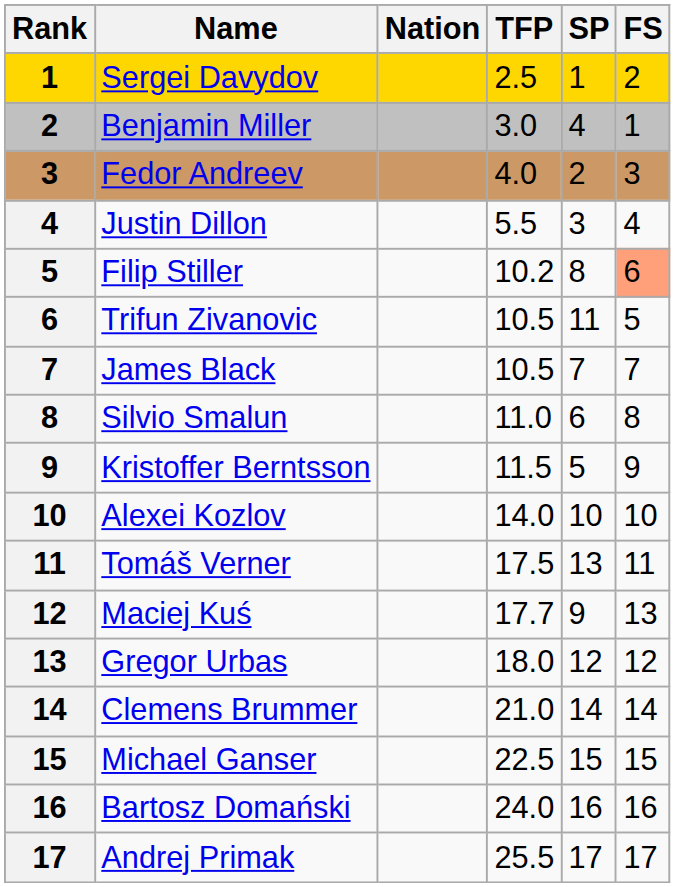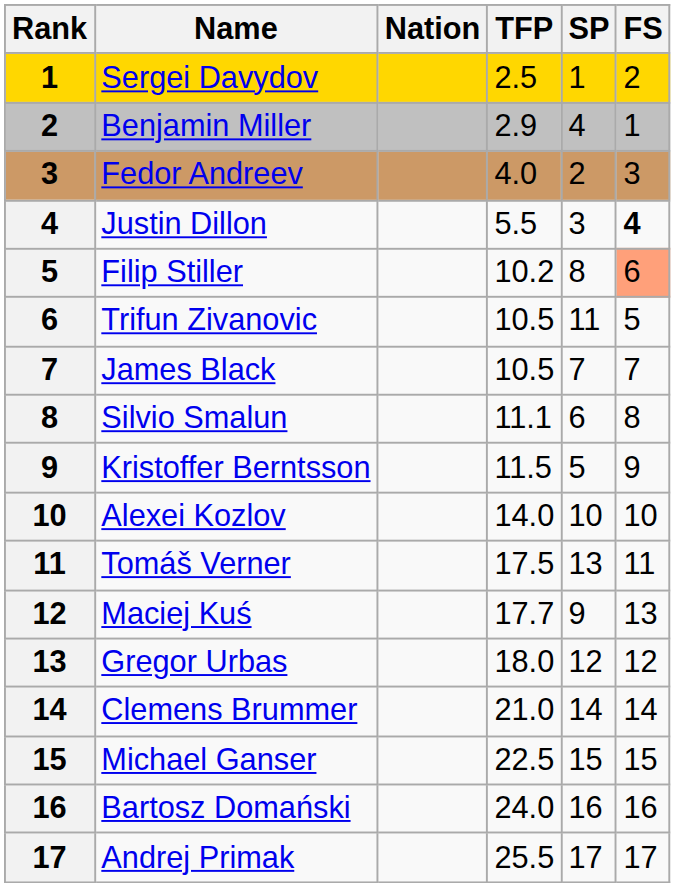(516, 126) 3.0 -> (516, 126) 2.9
(632, 223) normal -> (632, 223) bold
(523, 418) 11.0 -> (523, 418) 11.1
